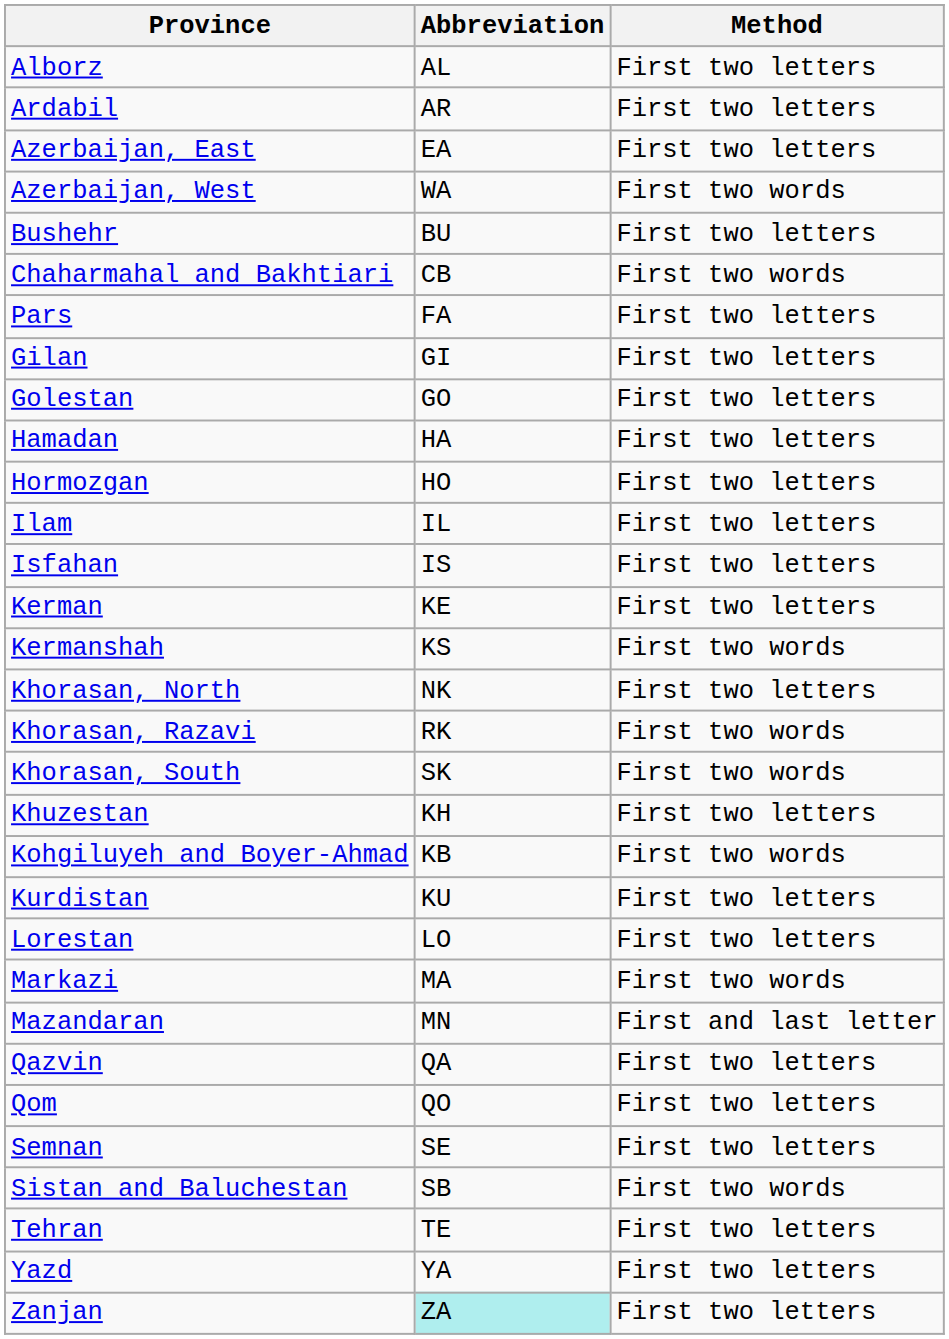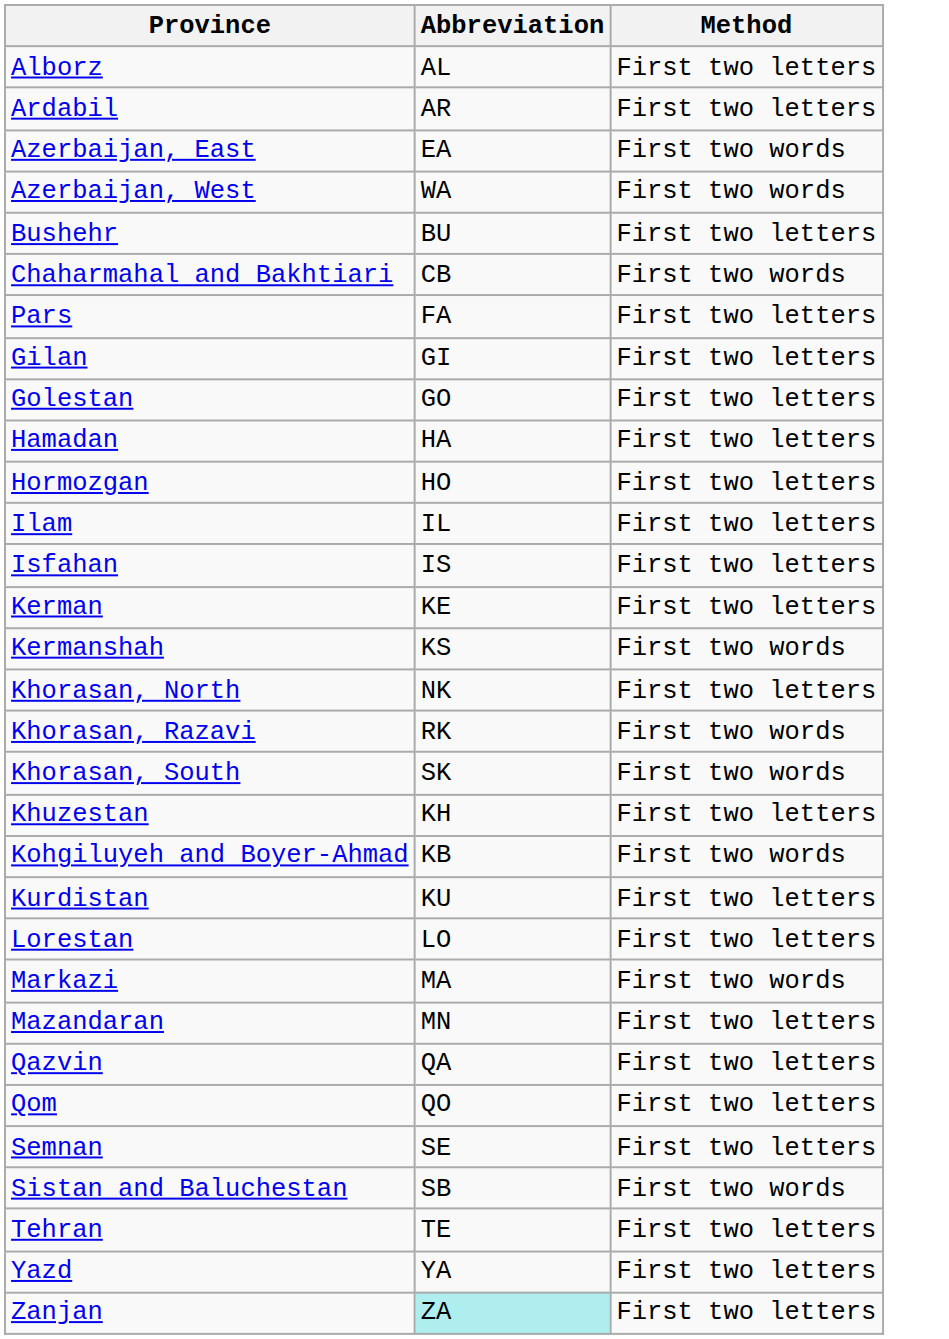(746, 150) First two letters -> (731, 150) First two words
(777, 1022) First and last letter -> (746, 1022) First two letters
